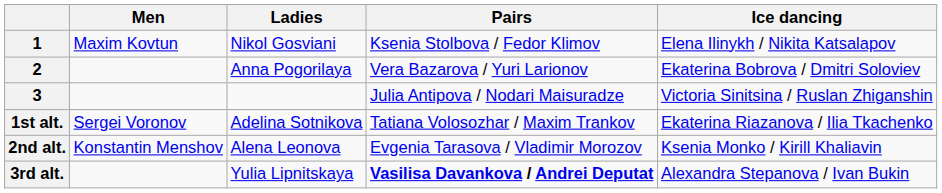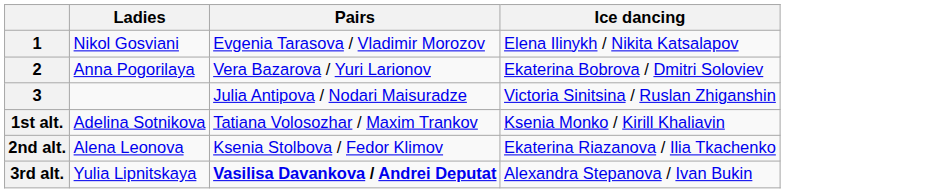- column: (148, 17)
(485, 43) Ksenia Stolbova / Fedor Klimov -> (349, 43) Evgenia Tarasova / Vladimir Morozov
(797, 122) Ekaterina Riazanova / Ilia Tkachenko -> (614, 122) Ksenia Monko / Kirill Khaliavin
(506, 148) Evgenia Tarasova / Vladimir Morozov -> (328, 148) Ksenia Stolbova / Fedor Klimov
(771, 148) Ksenia Monko / Kirill Khaliavin -> (640, 148) Ekaterina Riazanova / Ilia Tkachenko
